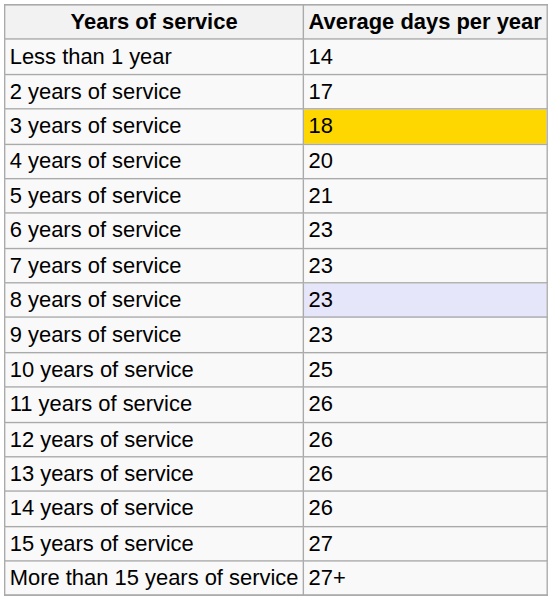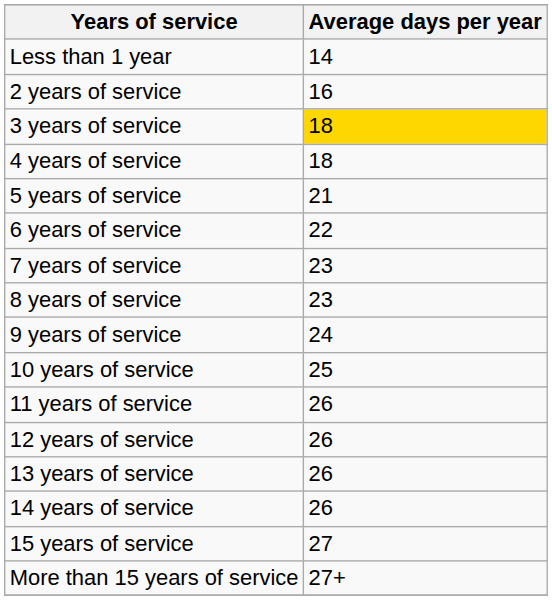(321, 91) 17 -> (321, 91) 16
(321, 160) 20 -> (321, 160) 18
(321, 230) 23 -> (321, 230) 22
(321, 299) lavender background -> (321, 299) no background
(321, 334) 23 -> (321, 334) 24
